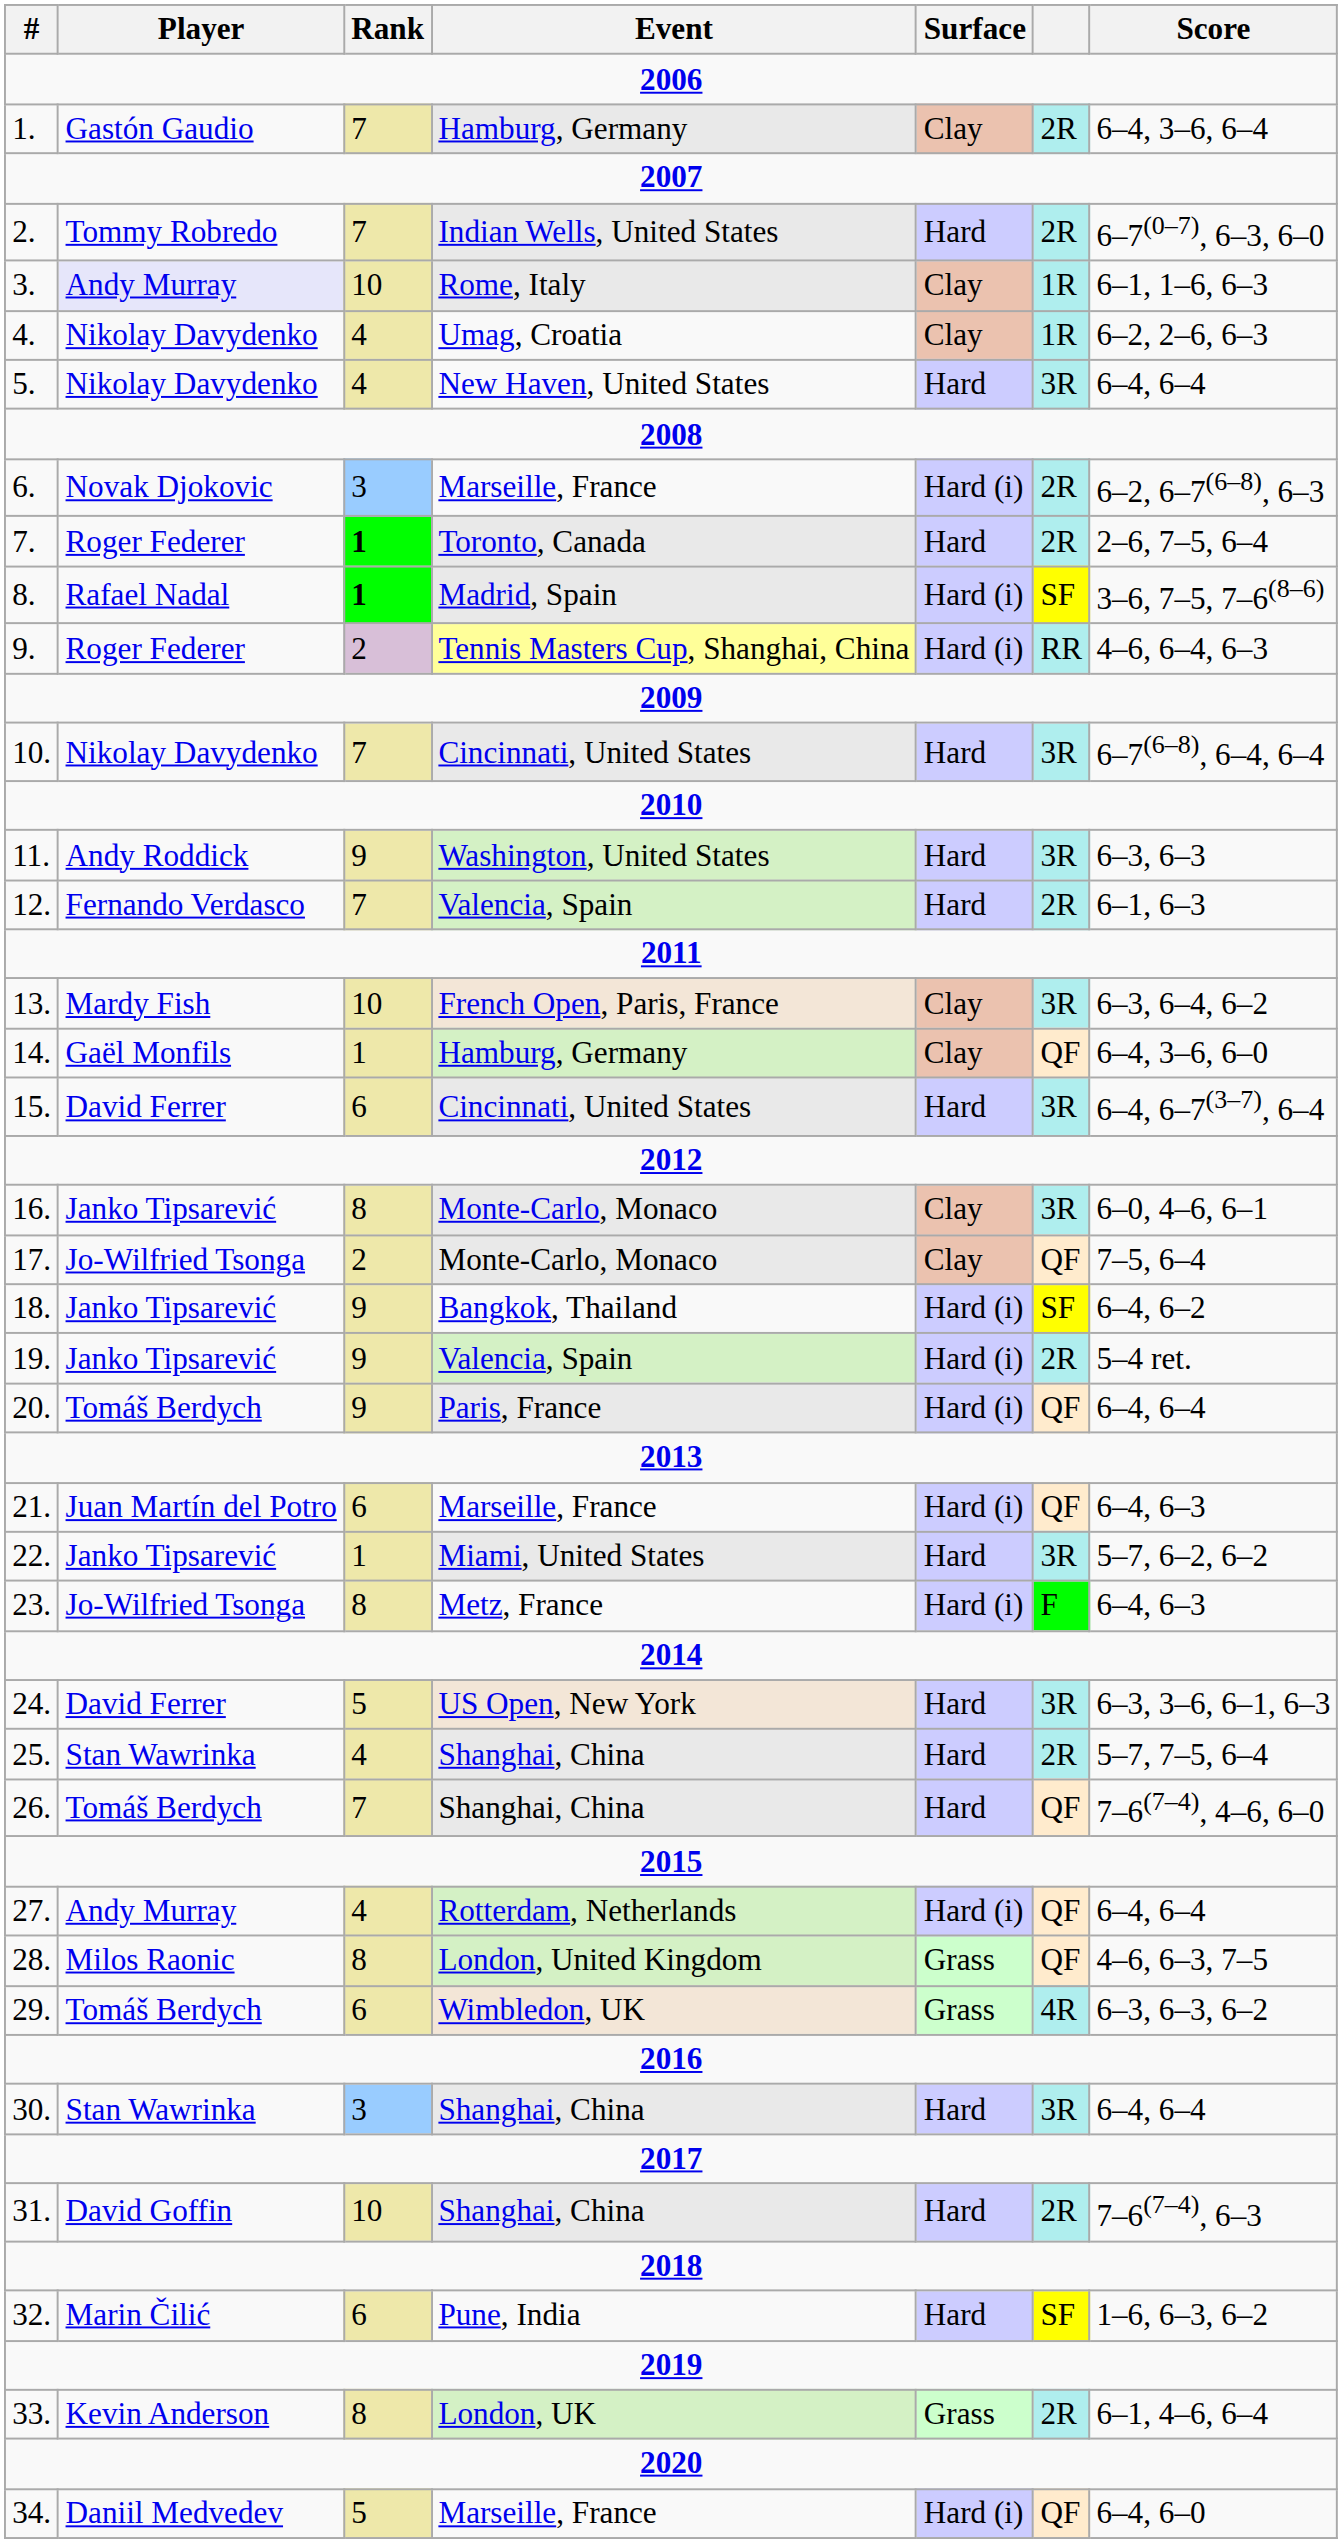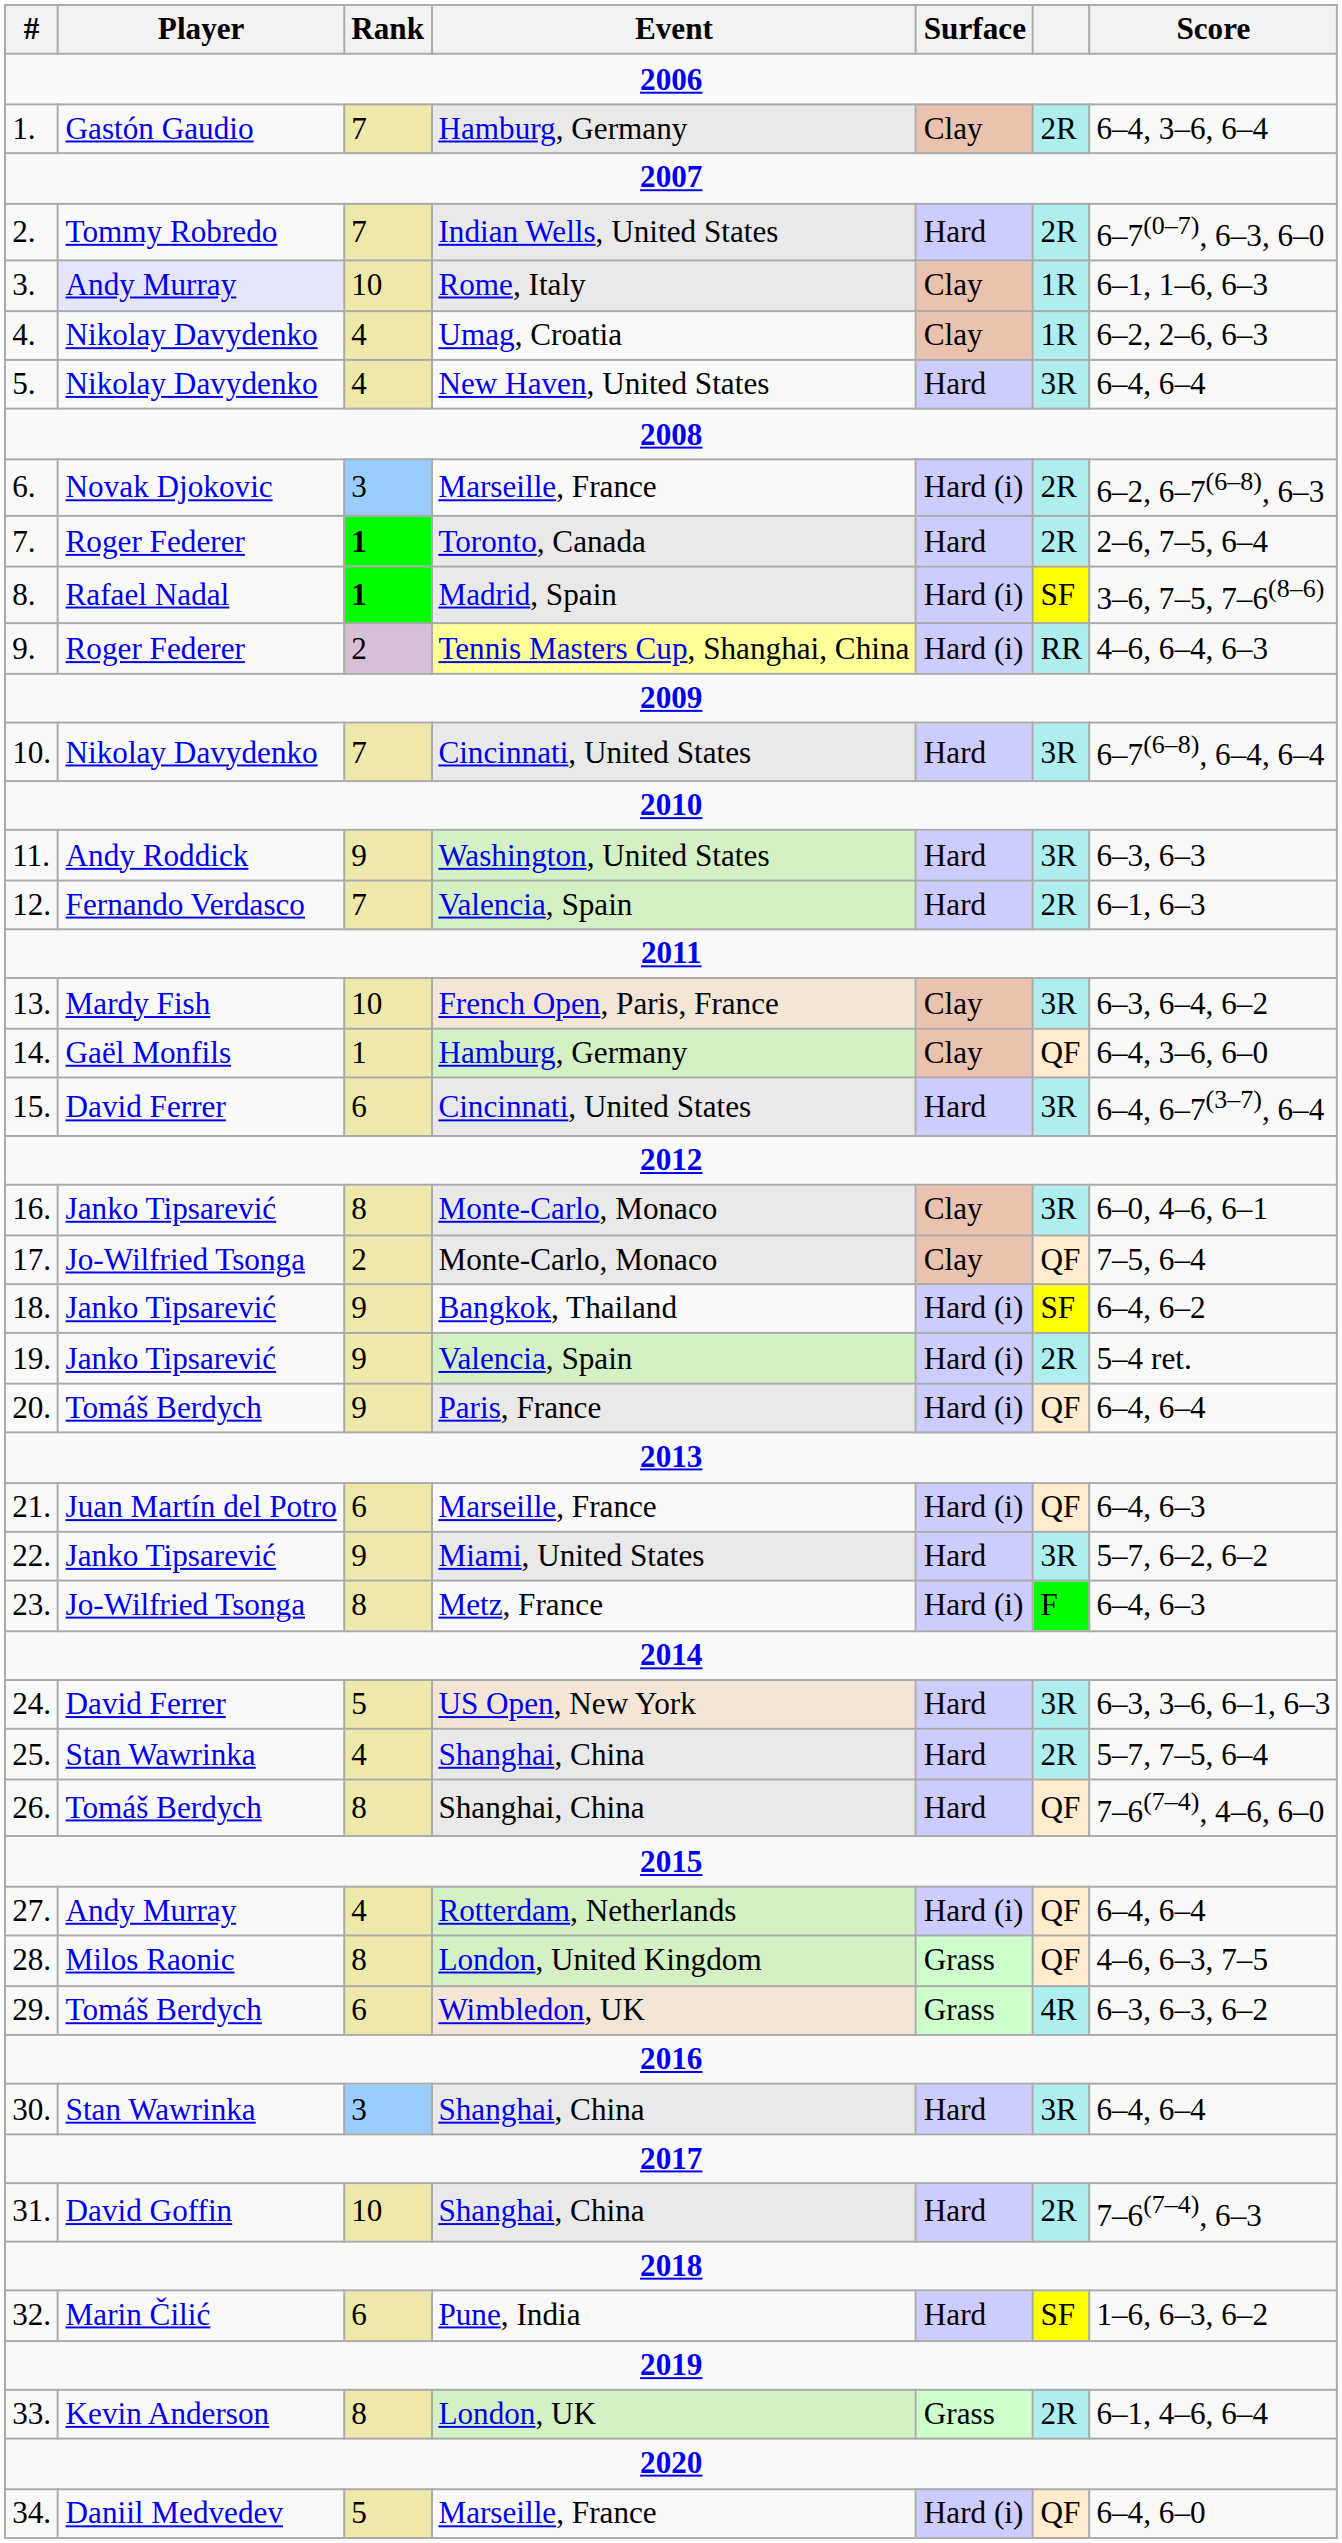(359, 1555) 1 -> (359, 1555) 9
(359, 1807) 7 -> (359, 1807) 8
